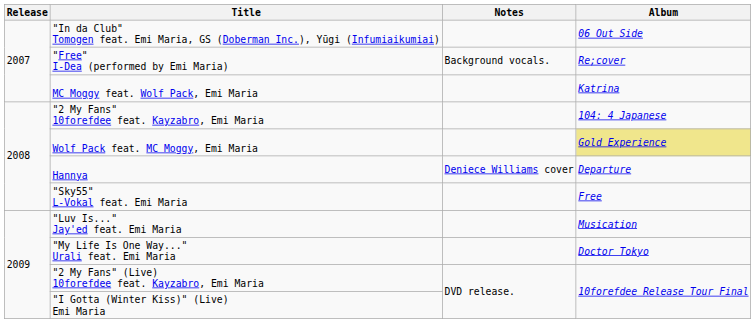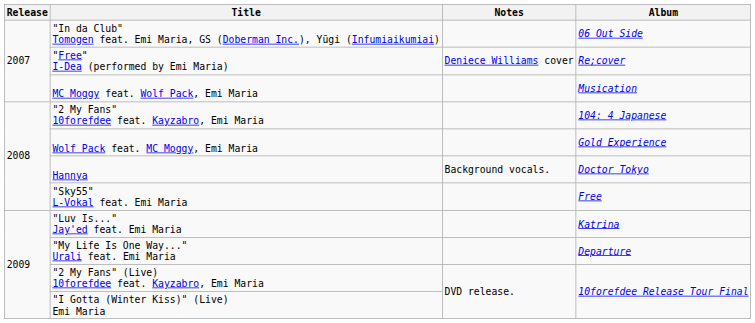(497, 61) Background vocals. -> (509, 61) Deniece Williams cover
(599, 88) Katrina -> (608, 88) Musication
(622, 142) khaki background -> (622, 142) no background
(509, 170) Deniece Williams cover -> (497, 170) Background vocals.
(605, 170) Departure -> (614, 170) Doctor Tokyo
(608, 224) Musication -> (599, 224) Katrina
(614, 251) Doctor Tokyo -> (605, 251) Departure
